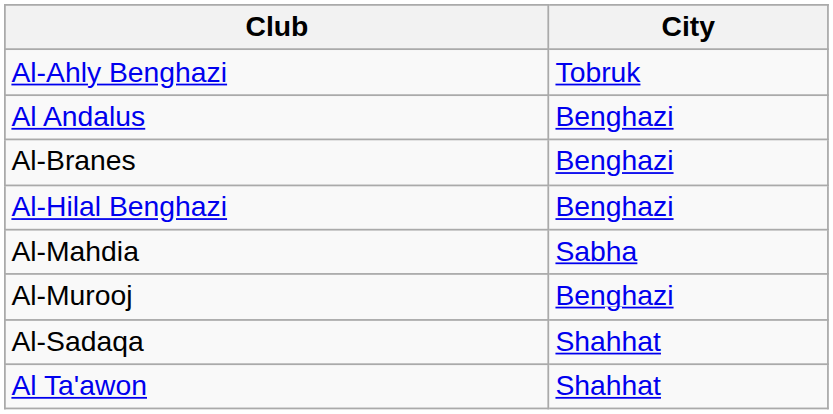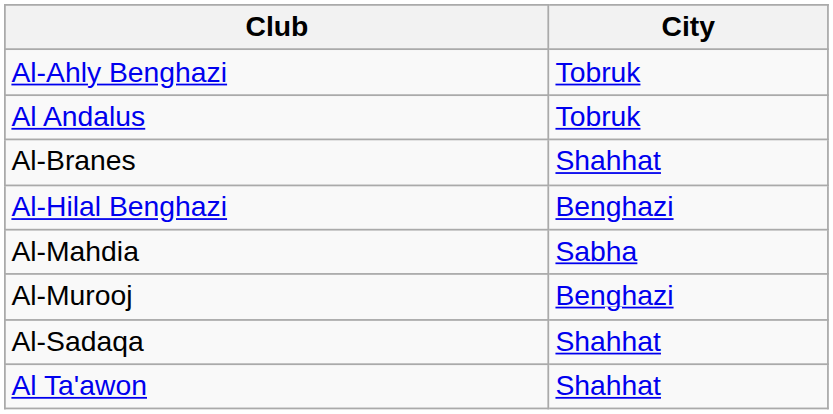(615, 116) Benghazi -> (598, 116) Tobruk
(615, 161) Benghazi -> (608, 161) Shahhat
